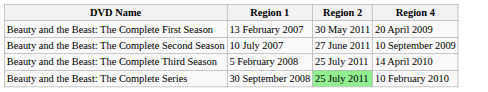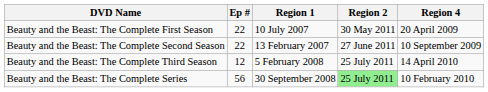+ column: (240, 12)
(266, 29) 13 February 2007 -> (282, 29) 10 July 2007
(256, 45) 10 July 2007 -> (292, 45) 13 February 2007
